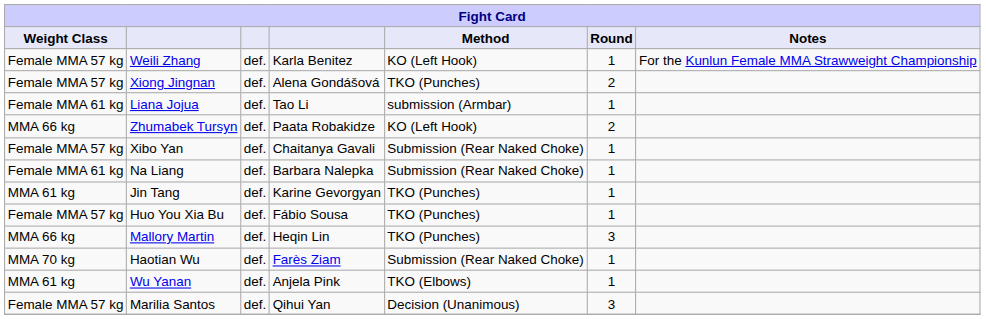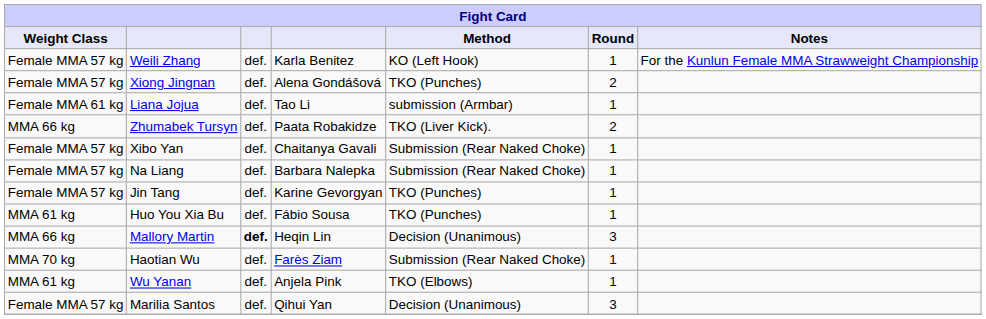(432, 126) KO (Left Hook) -> (440, 126) TKO (Liver Kick).
(66, 170) Female MMA 61 kg -> (66, 170) Female MMA 57 kg
(41, 193) MMA 61 kg -> (66, 193) Female MMA 57 kg
(66, 215) Female MMA 57 kg -> (41, 215) MMA 61 kg
(255, 237) normal -> (256, 237) bold
(434, 237) TKO (Punches) -> (455, 237) Decision (Unanimous)
